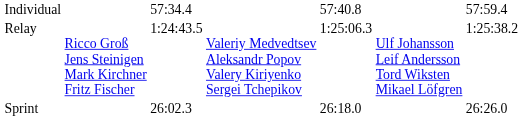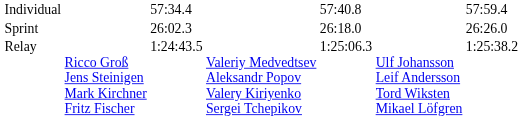rows swapped: (21, 109) <-> (21, 28)
